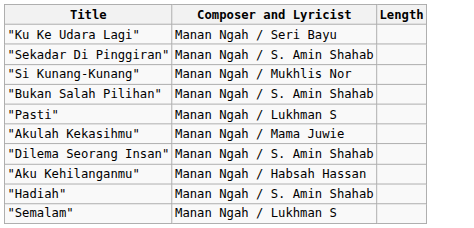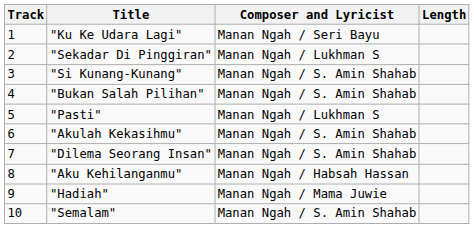+ column: (26, 14)
(274, 54) Manan Ngah / S. Amin Shahab -> (299, 54) Manan Ngah / Lukhman S
(263, 74) Manan Ngah / Mukhlis Nor -> (317, 74) Manan Ngah / S. Amin Shahab
(260, 134) Manan Ngah / Mama Juwie -> (317, 134) Manan Ngah / S. Amin Shahab
(274, 194) Manan Ngah / S. Amin Shahab -> (302, 194) Manan Ngah / Mama Juwie
(256, 214) Manan Ngah / Lukhman S -> (317, 214) Manan Ngah / S. Amin Shahab
